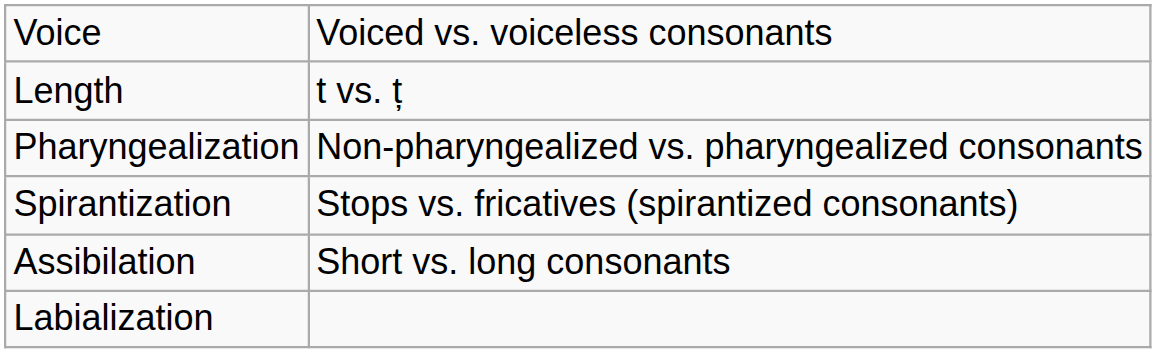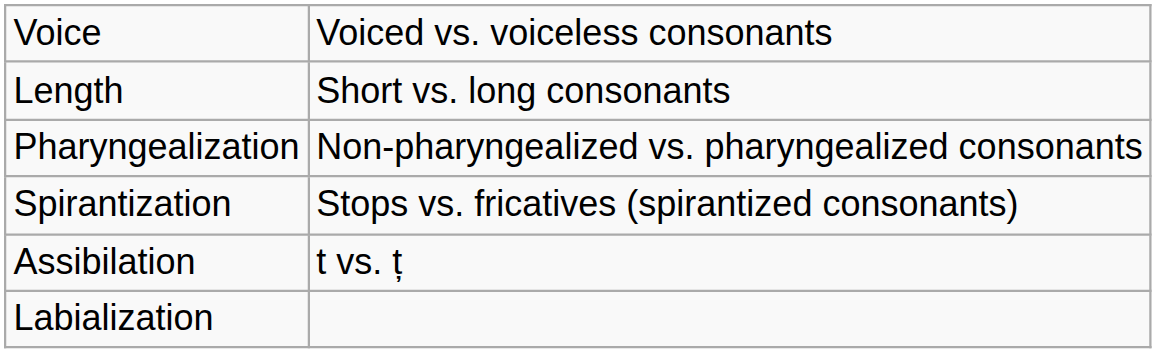(359, 90) t vs. ț -> (523, 90) Short vs. long consonants
(523, 261) Short vs. long consonants -> (359, 261) t vs. ț
